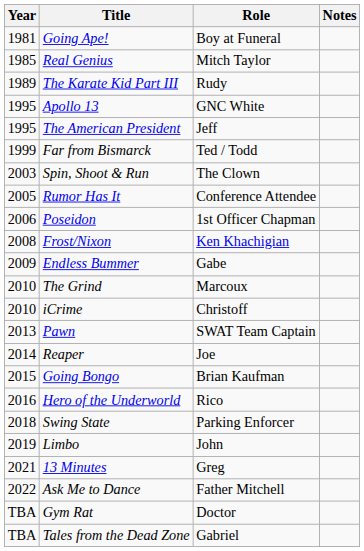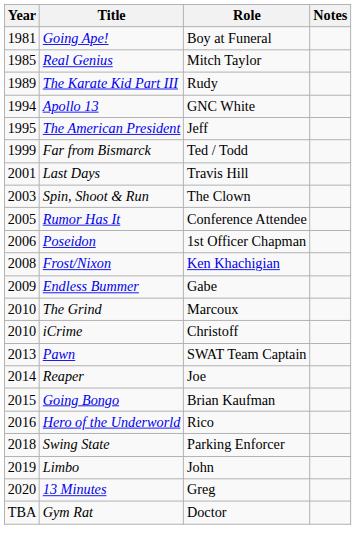(22, 106) 1995 -> (22, 106) 1994
+ row: (71, 173)
(22, 467) 2021 -> (22, 490) 2020
- row: (92, 490)
- row: (116, 535)
